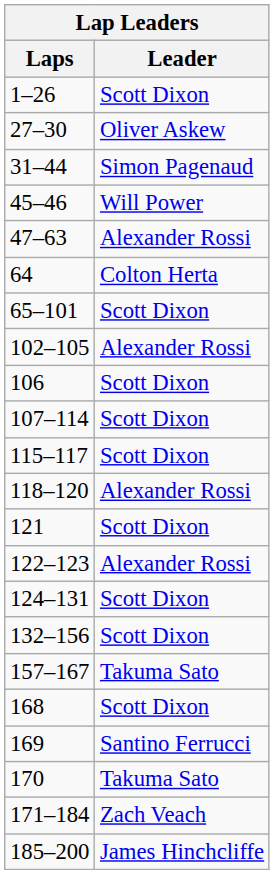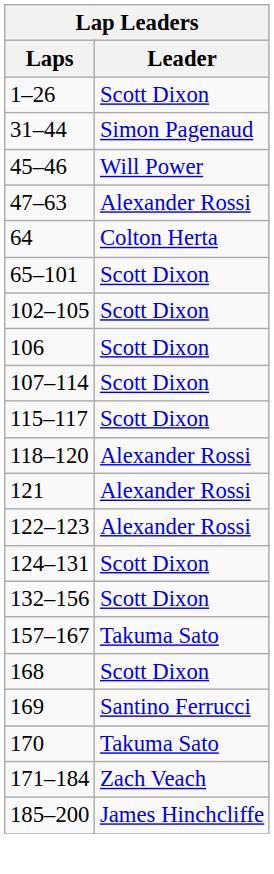- row: (38, 130)
(175, 346) Alexander Rossi -> (155, 310) Scott Dixon
(155, 526) Scott Dixon -> (175, 490) Alexander Rossi
